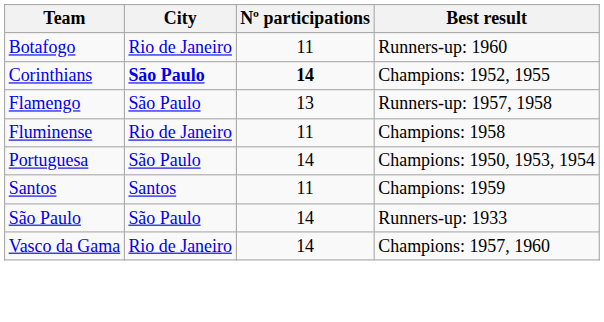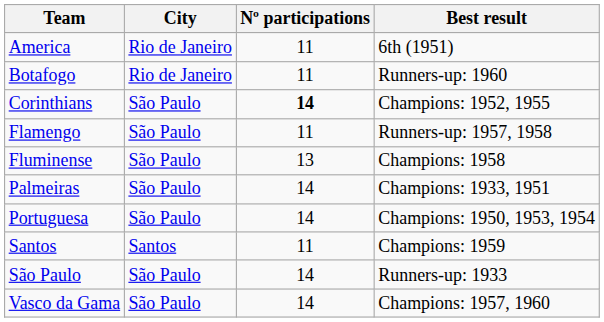+ row: (40, 47)
(166, 75) bold -> (165, 103) normal
(305, 103) 13 -> (305, 132) 11
(180, 132) Rio de Janeiro -> (165, 160) São Paulo
(305, 132) 11 -> (305, 160) 13
+ row: (44, 189)
(180, 246) Rio de Janeiro -> (165, 302) São Paulo
